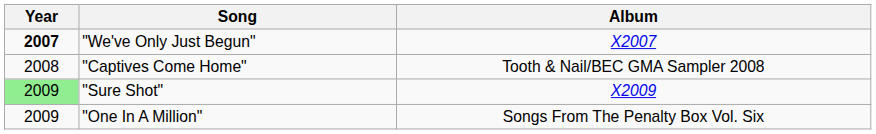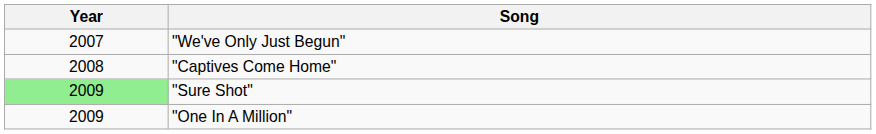- column: (633, 16)
(42, 41) bold -> (86, 41) normal
